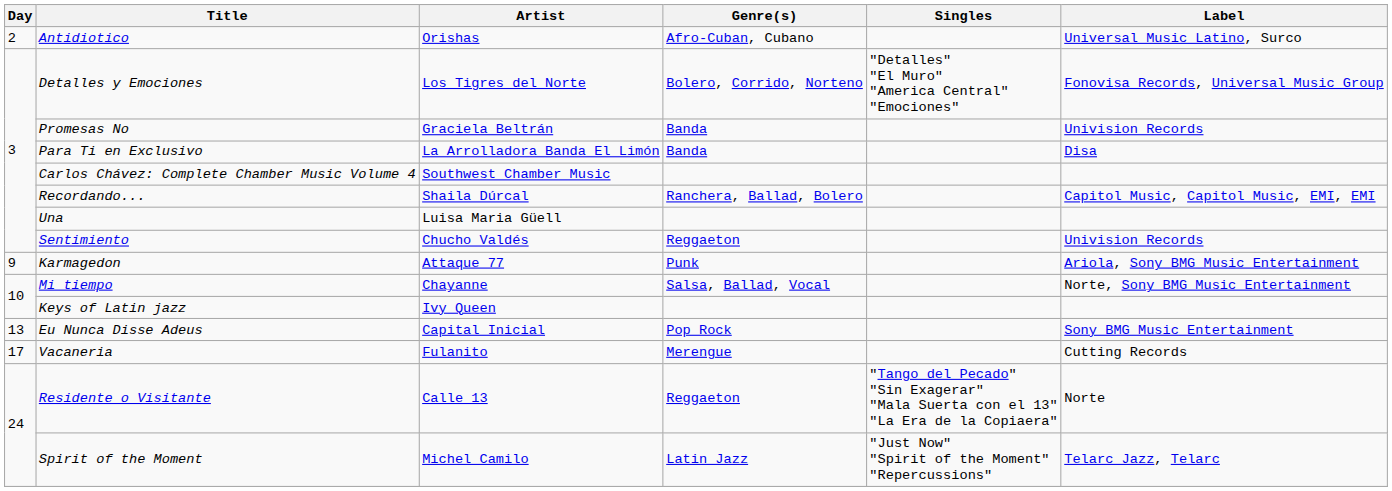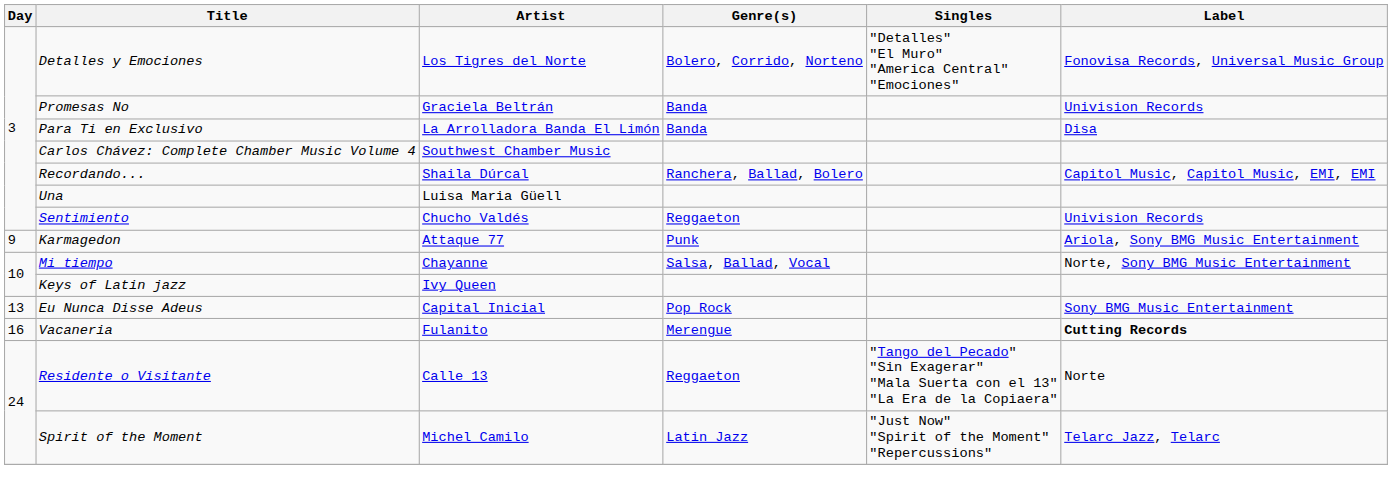- row: (84, 38)
(16, 352) 17 -> (16, 330) 16
(1126, 352) normal -> (1126, 330) bold
